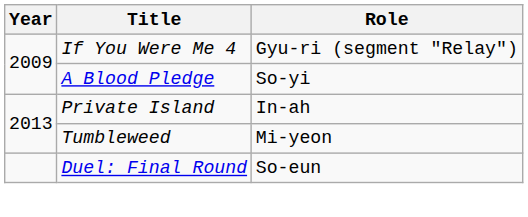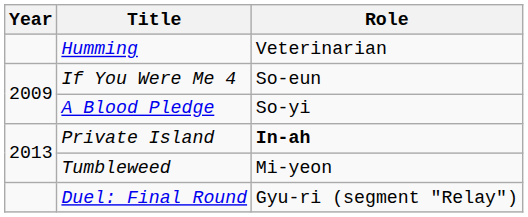+ row: (100, 49)
(387, 49) Gyu-ri (segment "Relay") -> (289, 79) So-eun
(283, 109) normal -> (283, 138) bold
(289, 168) So-eun -> (387, 198) Gyu-ri (segment "Relay")
